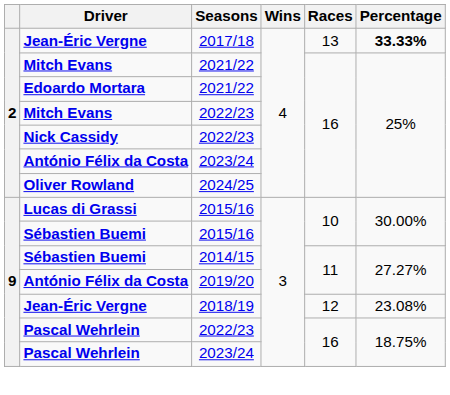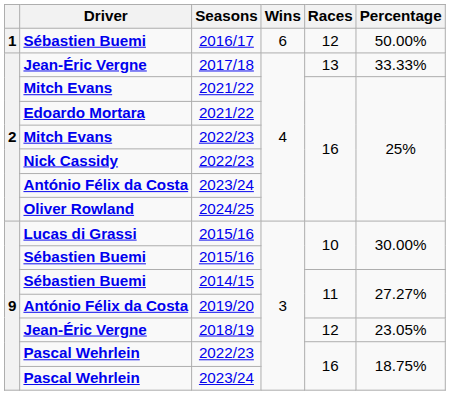+ row: (85, 40)
(401, 40) bold -> (401, 64) normal
(401, 305) 23.08% -> (401, 329) 23.05%
